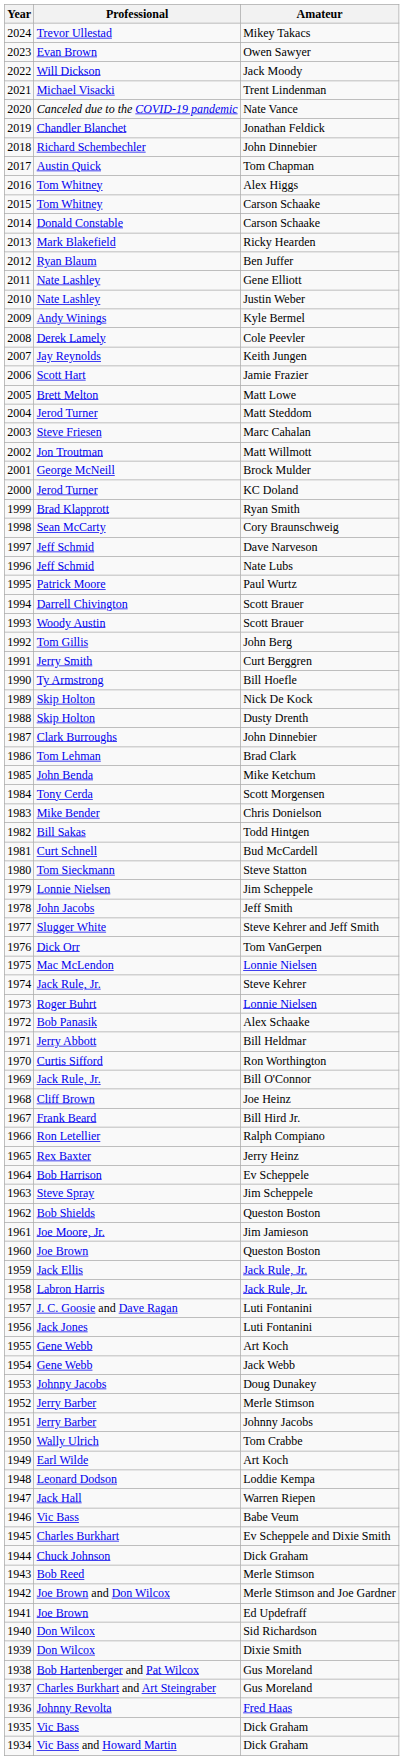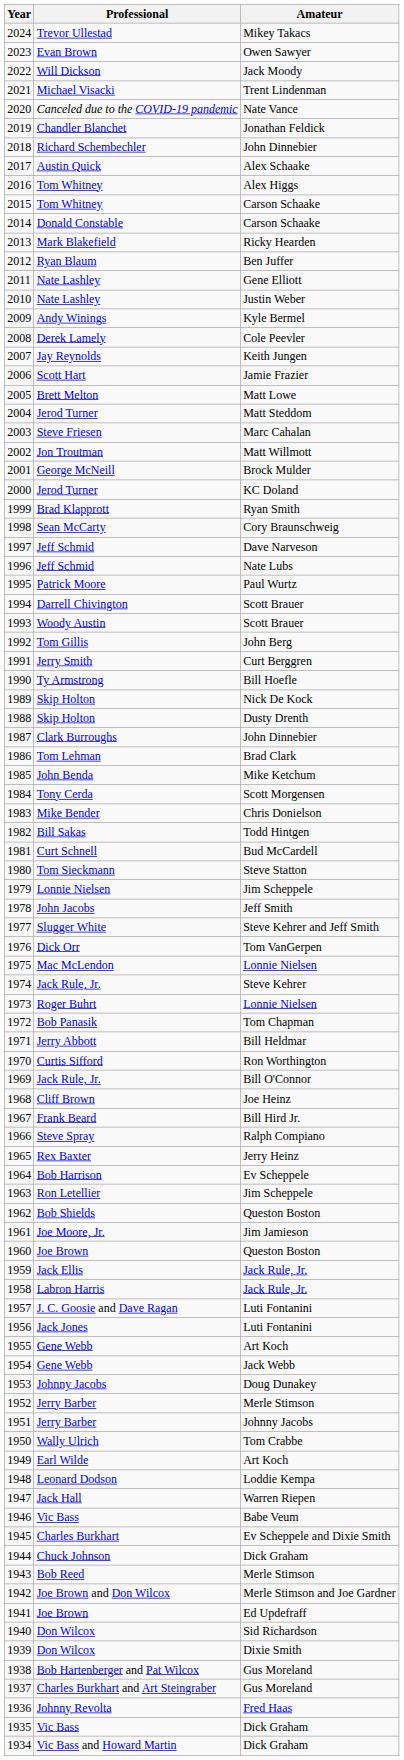(279, 166) Tom Chapman -> (276, 166) Alex Schaake
(276, 1022) Alex Schaake -> (279, 1022) Tom Chapman
(68, 1136) Ron Letellier -> (66, 1136) Steve Spray
(66, 1193) Steve Spray -> (68, 1193) Ron Letellier
